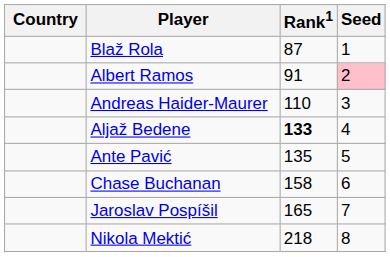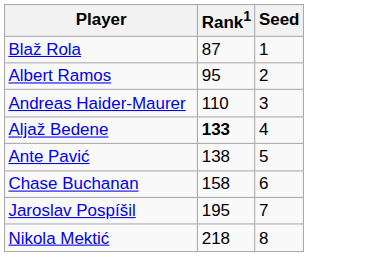- column: (46, 20)
(293, 76) 91 -> (211, 76) 95
(346, 76) pink background -> (264, 76) no background
(298, 157) 135 -> (216, 157) 138
(298, 210) 165 -> (216, 210) 195
